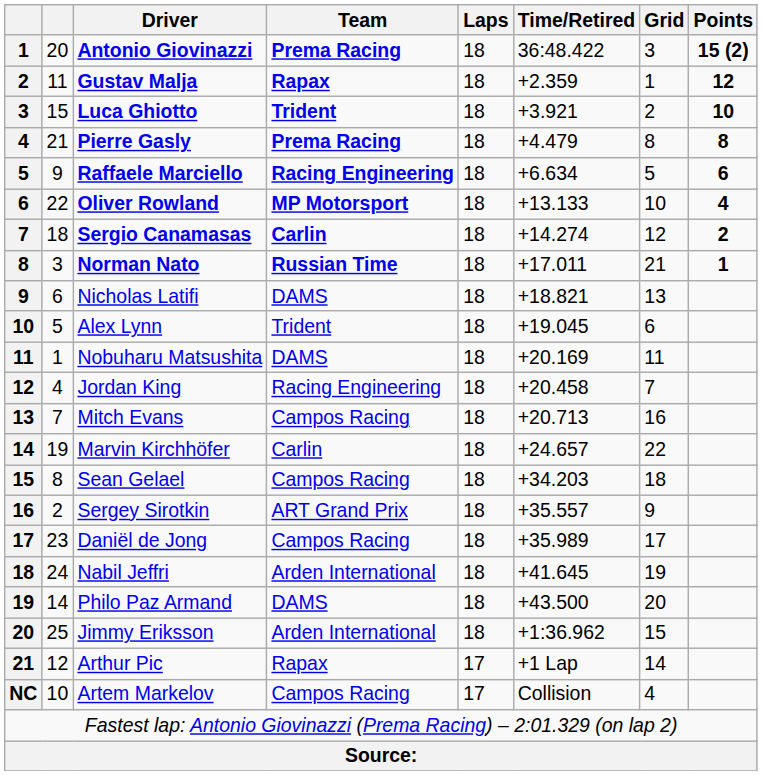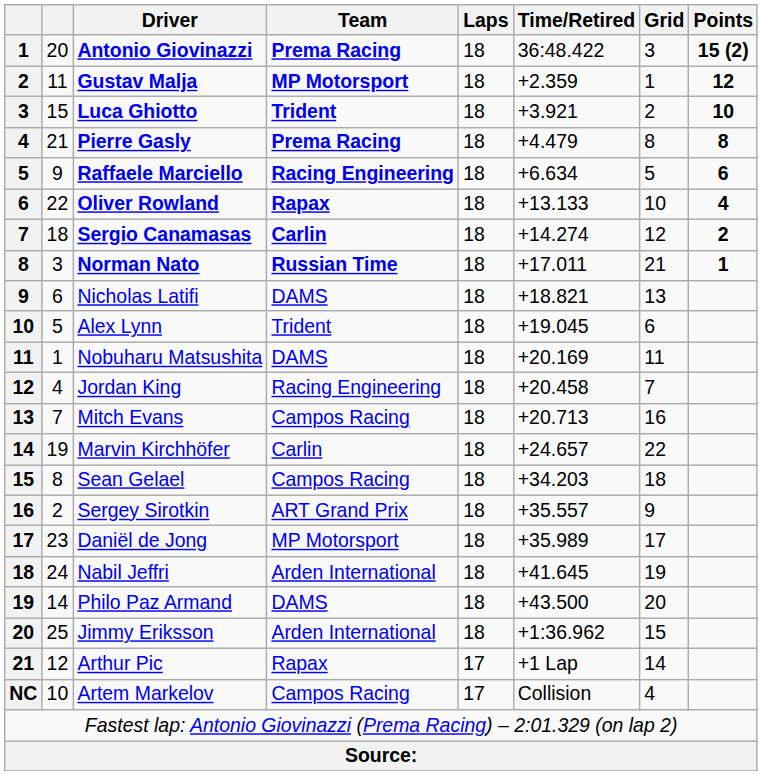(301, 81) Rapax -> (340, 81) MP Motorsport
(340, 204) MP Motorsport -> (301, 204) Rapax
(341, 541) Campos Racing -> (335, 541) MP Motorsport
